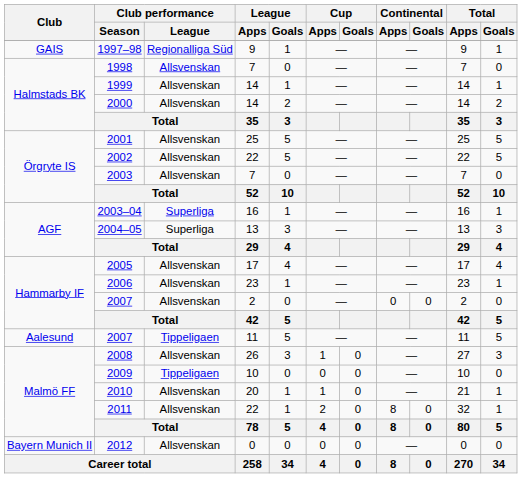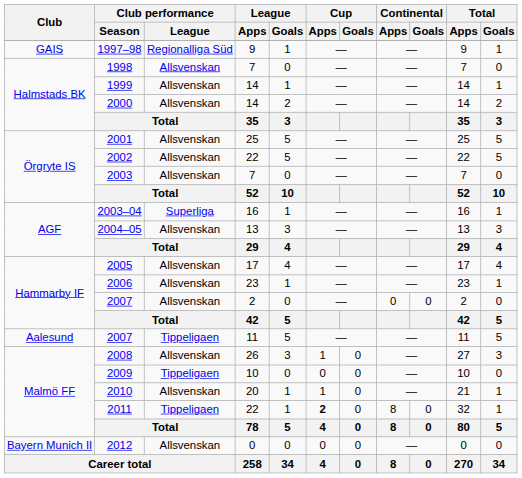(190, 229) Superliga -> (190, 229) Allsvenskan
(190, 409) Allsvenskan -> (190, 409) Tippeligaen
(323, 409) normal -> (323, 409) bold
